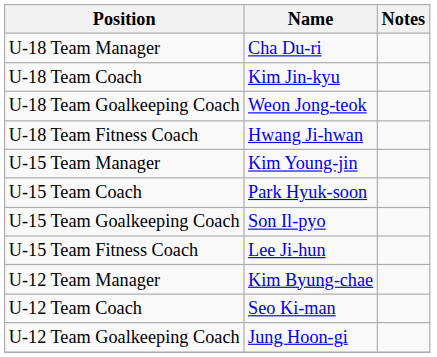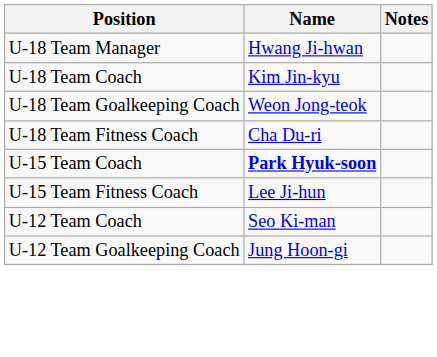(285, 47) Cha Du-ri -> (306, 47) Hwang Ji-hwan
(306, 134) Hwang Ji-hwan -> (285, 134) Cha Du-ri
- row: (84, 163)
(308, 192) normal -> (312, 163) bold
- row: (124, 221)
- row: (84, 279)
